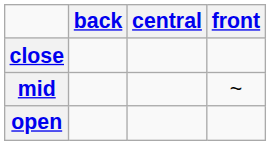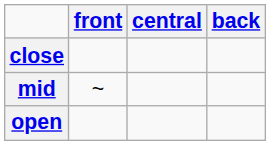columns swapped: (236, 21) <-> (98, 21)
